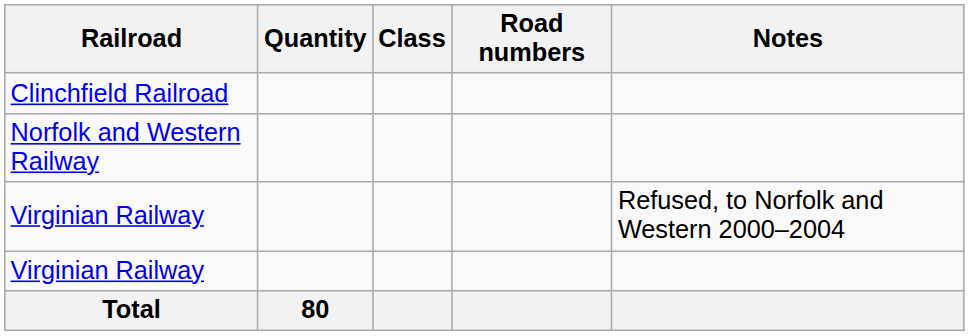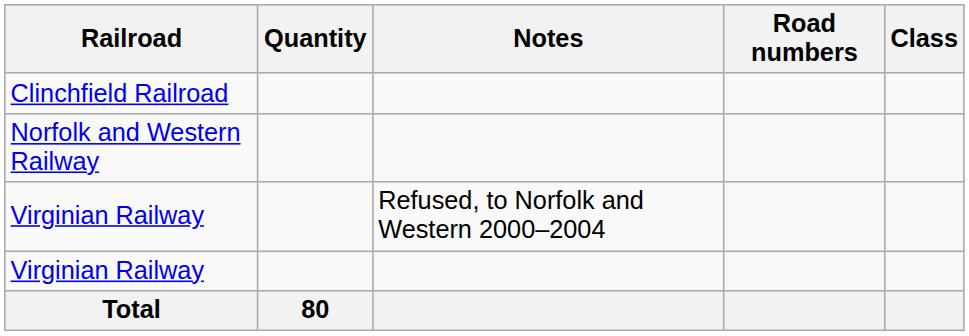columns swapped: (412, 38) <-> (788, 38)
